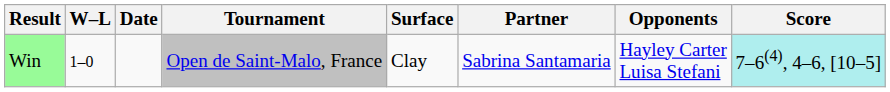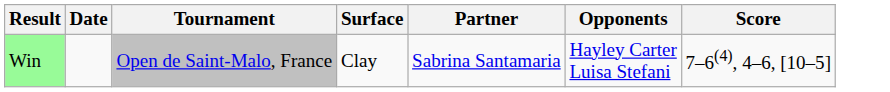- column: (90, 19)
(808, 60) paleturquoise background -> (758, 60) no background
